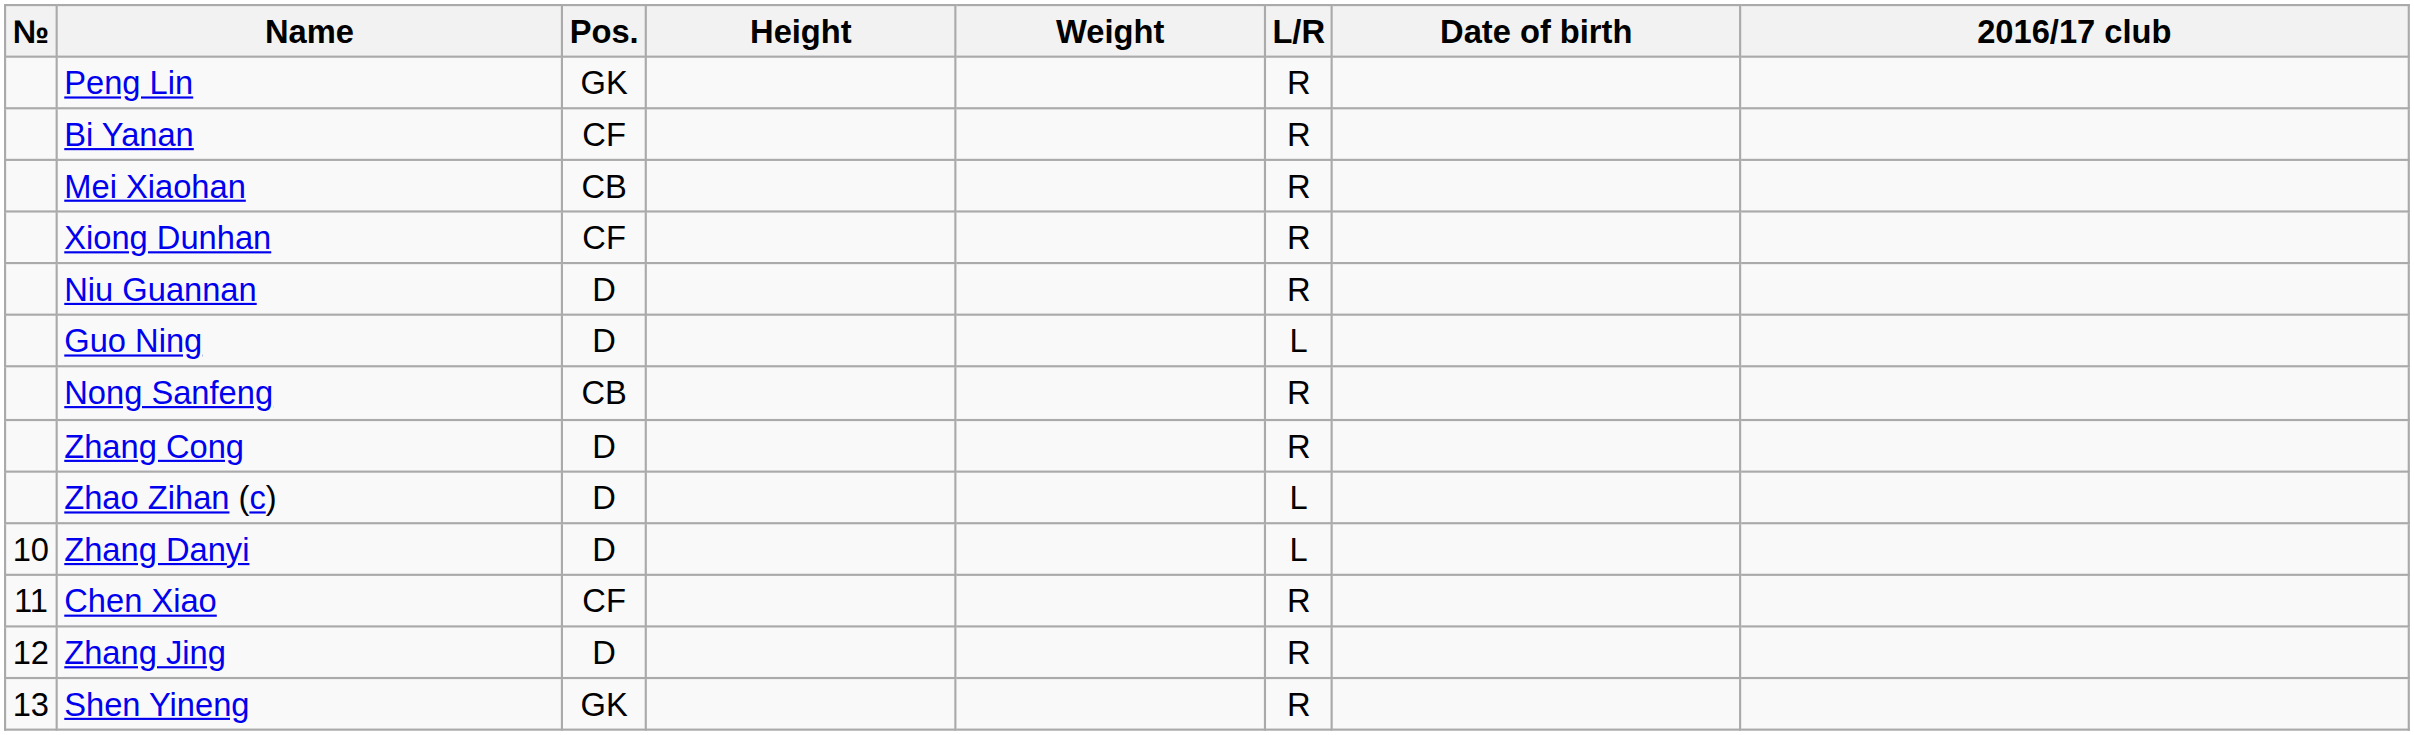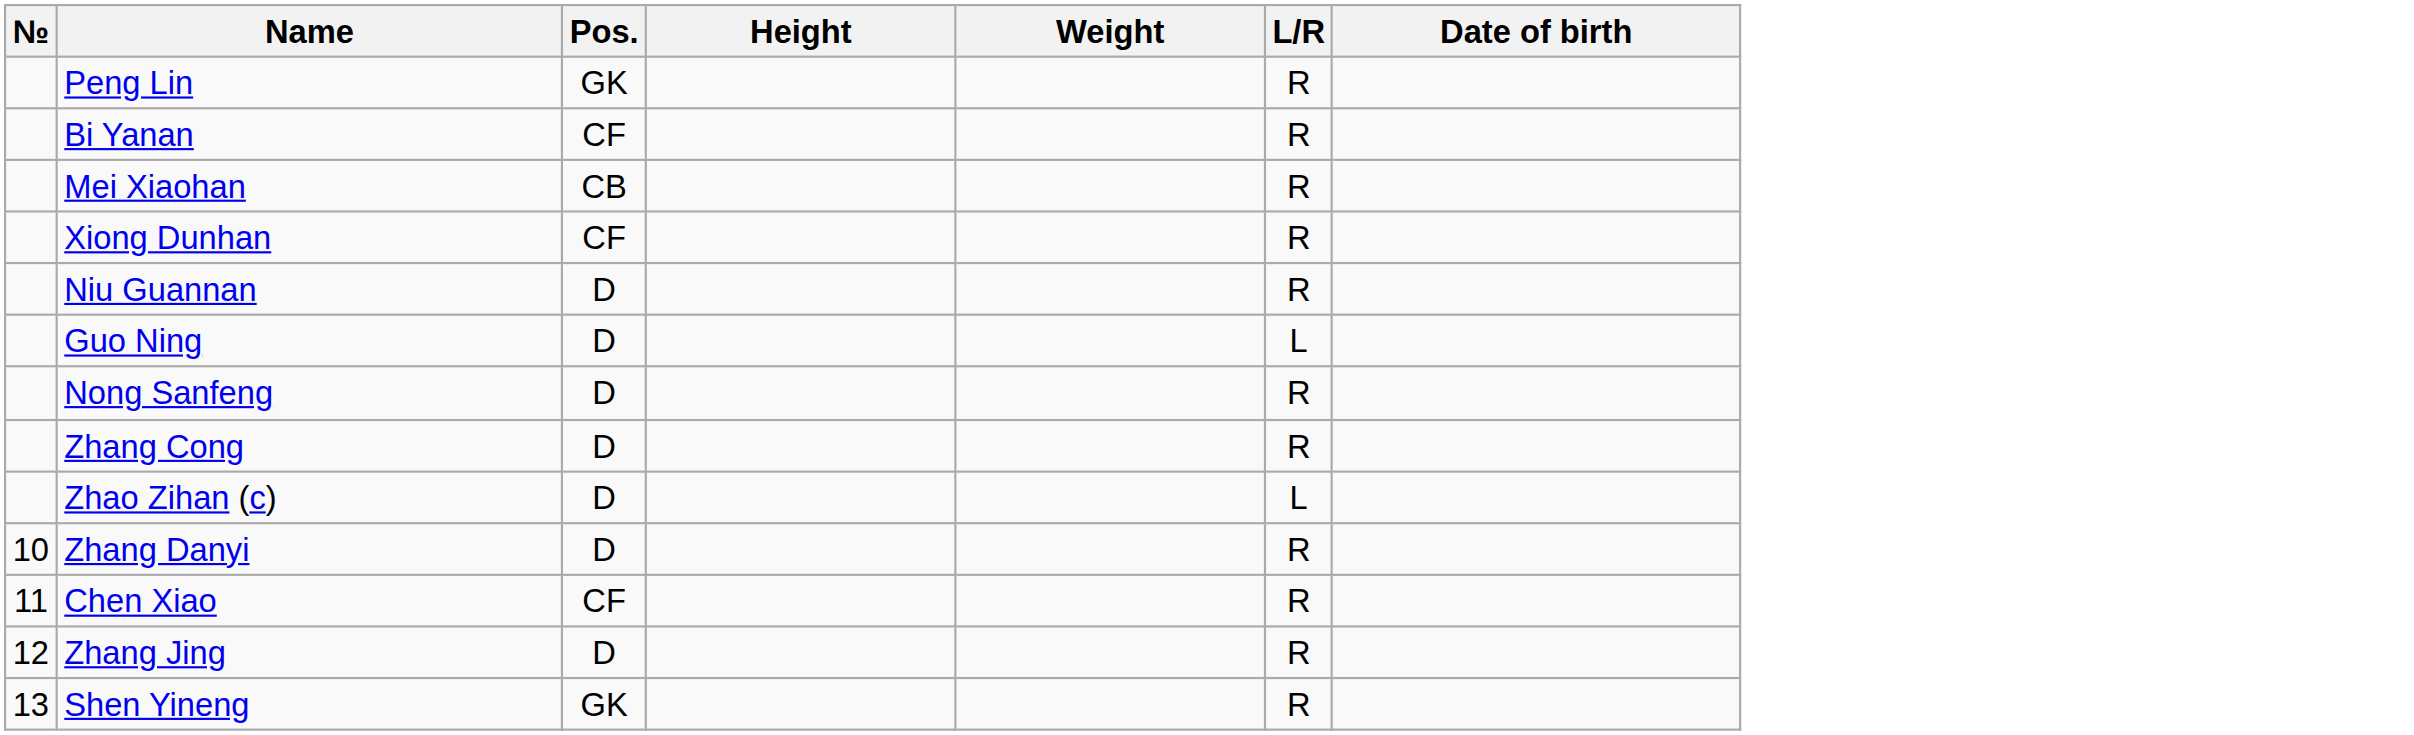- column: (2074, 31)
(604, 393) CB -> (604, 393) D
(1299, 548) L -> (1299, 548) R
